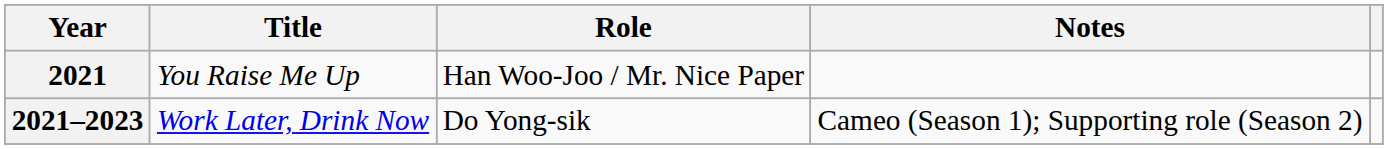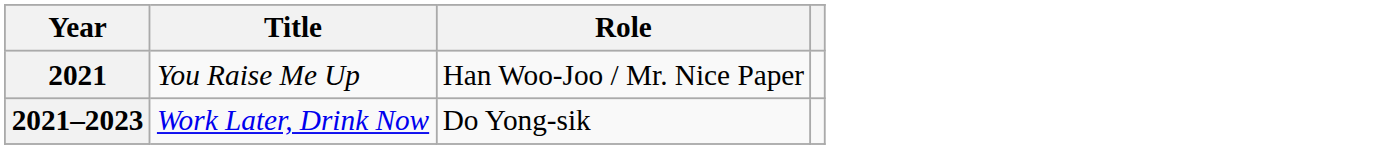- column: (1090, 27)
